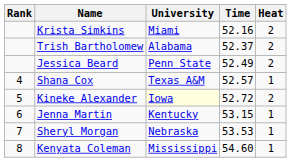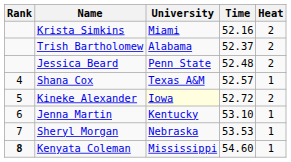(238, 64) 52.49 -> (238, 64) 52.48
(238, 115) 53.15 -> (238, 115) 53.10
(19, 148) normal -> (19, 148) bold
